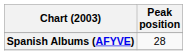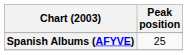(160, 41) 28 -> (160, 41) 25
